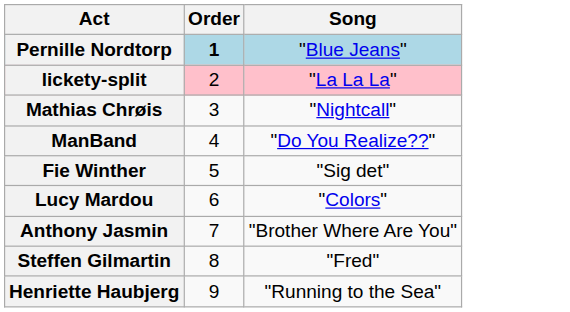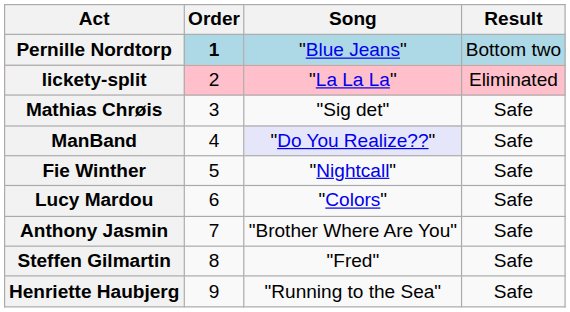+ column: (513, 19)
(353, 110) "Nightcall" -> (353, 110) "Sig det"
(353, 140) no background -> (353, 140) lavender background
(353, 170) "Sig det" -> (353, 170) "Nightcall"
